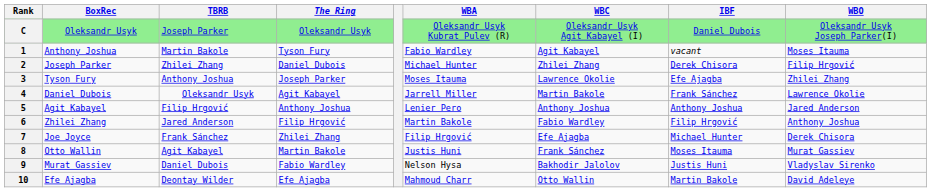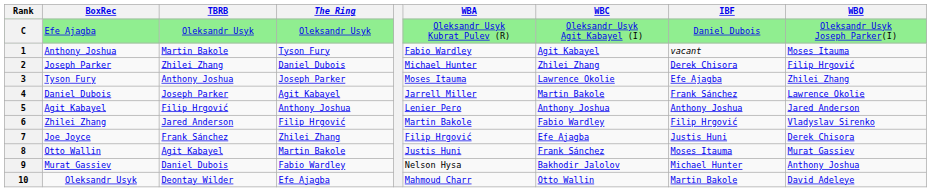(101, 31) Oleksandr Usyk -> (70, 31) Efe Ajagba
(195, 31) Joseph Parker -> (218, 31) Oleksandr Usyk
(218, 93) Oleksandr Usyk -> (195, 93) Joseph Parker
(824, 122) Anthony Joshua -> (831, 122) Vladyslav Sirenko
(707, 136) Michael Hunter -> (699, 136) Justis Huni
(699, 165) Justis Huni -> (707, 165) Michael Hunter
(831, 165) Vladyslav Sirenko -> (824, 165) Anthony Joshua
(70, 179) Efe Ajagba -> (101, 179) Oleksandr Usyk
